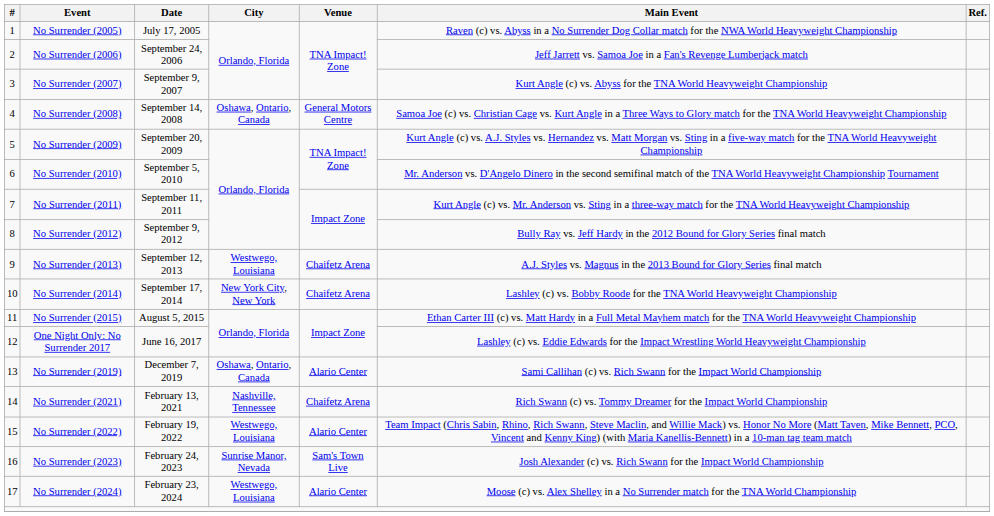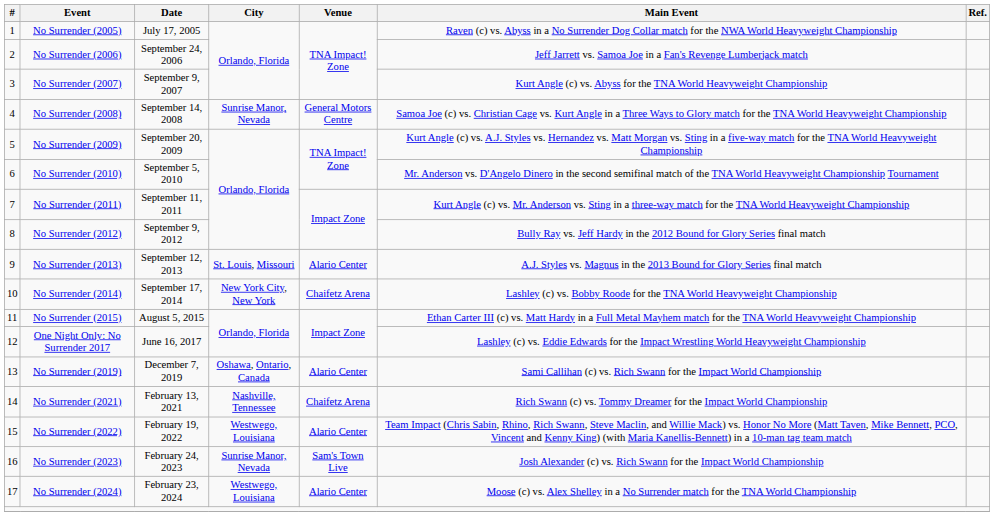(254, 114) Oshawa, Ontario, Canada -> (254, 114) Sunrise Manor, Nevada
(254, 263) Westwego, Louisiana -> (254, 263) St. Louis, Missouri
(338, 263) Chaifetz Arena -> (338, 263) Alario Center
